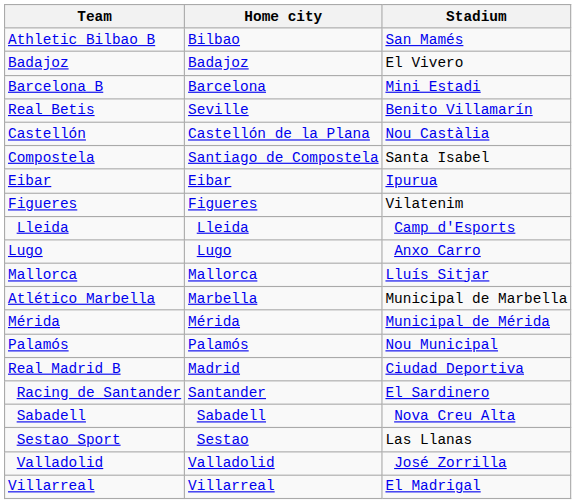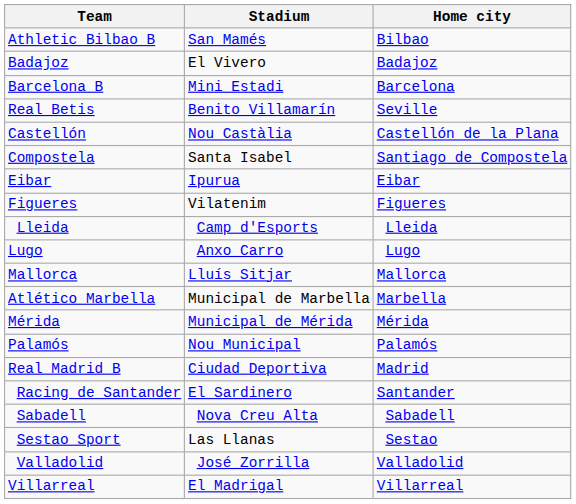columns swapped: (283, 16) <-> (476, 16)
